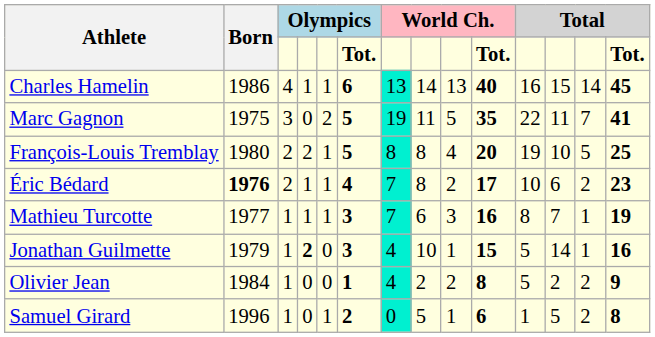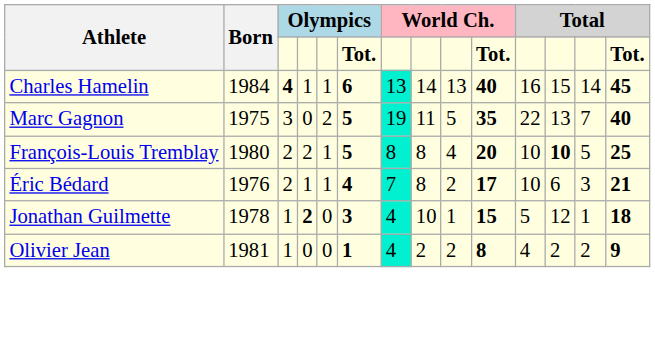(249, 86) 1986 -> (249, 86) 1984
(288, 86) normal -> (288, 86) bold
(560, 119) 11 -> (560, 119) 13
(621, 119) 41 -> (621, 119) 40
(530, 151) 19 -> (530, 151) 10
(560, 151) normal -> (560, 151) bold
(249, 184) bold -> (249, 184) normal
(585, 184) 2 -> (585, 184) 3
(621, 184) 23 -> (621, 184) 21
- row: (81, 217)
(249, 250) 1979 -> (249, 217) 1978
(560, 250) 14 -> (560, 217) 12
(621, 250) 16 -> (621, 217) 18
(249, 282) 1984 -> (249, 250) 1981
(525, 282) 5 -> (525, 250) 4
- row: (70, 315)
